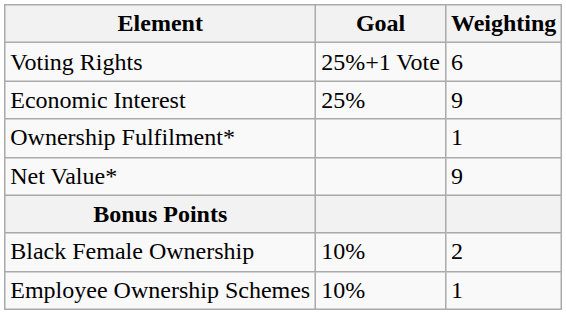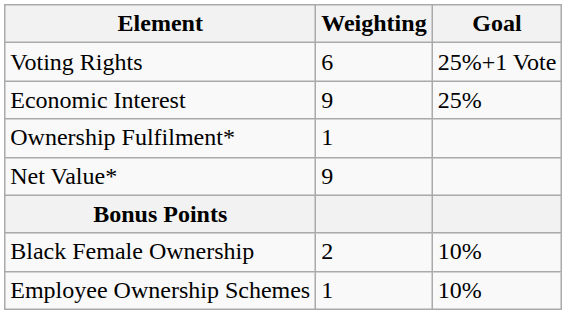columns swapped: (504, 23) <-> (381, 23)
